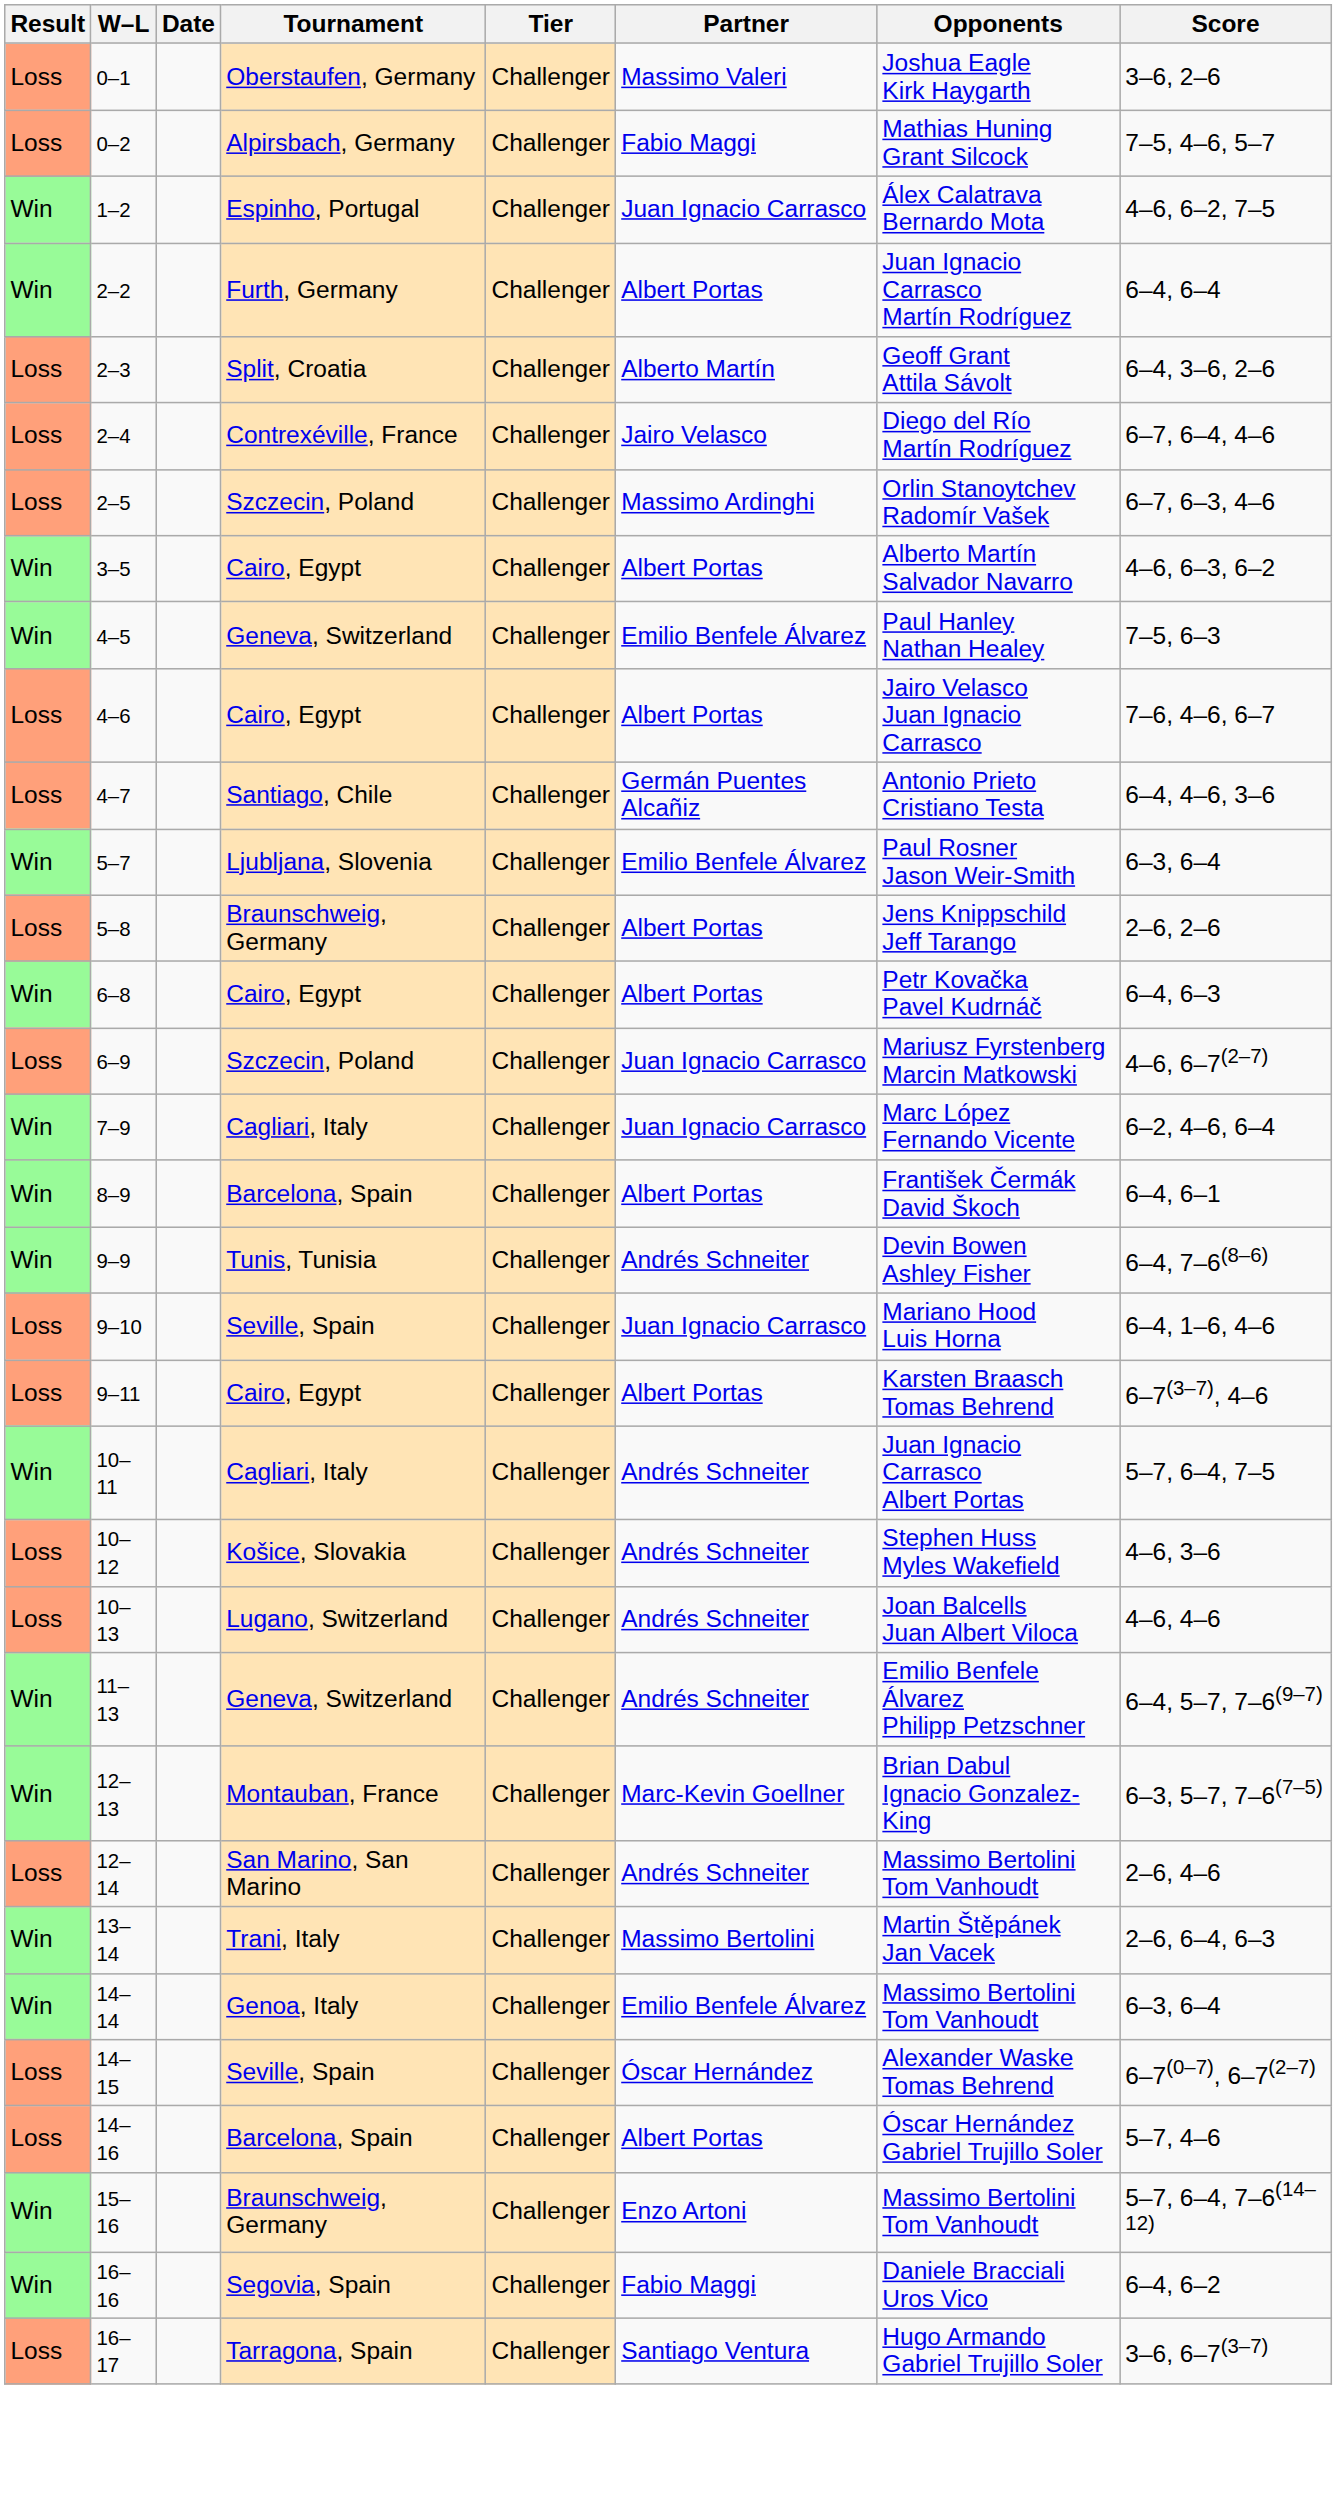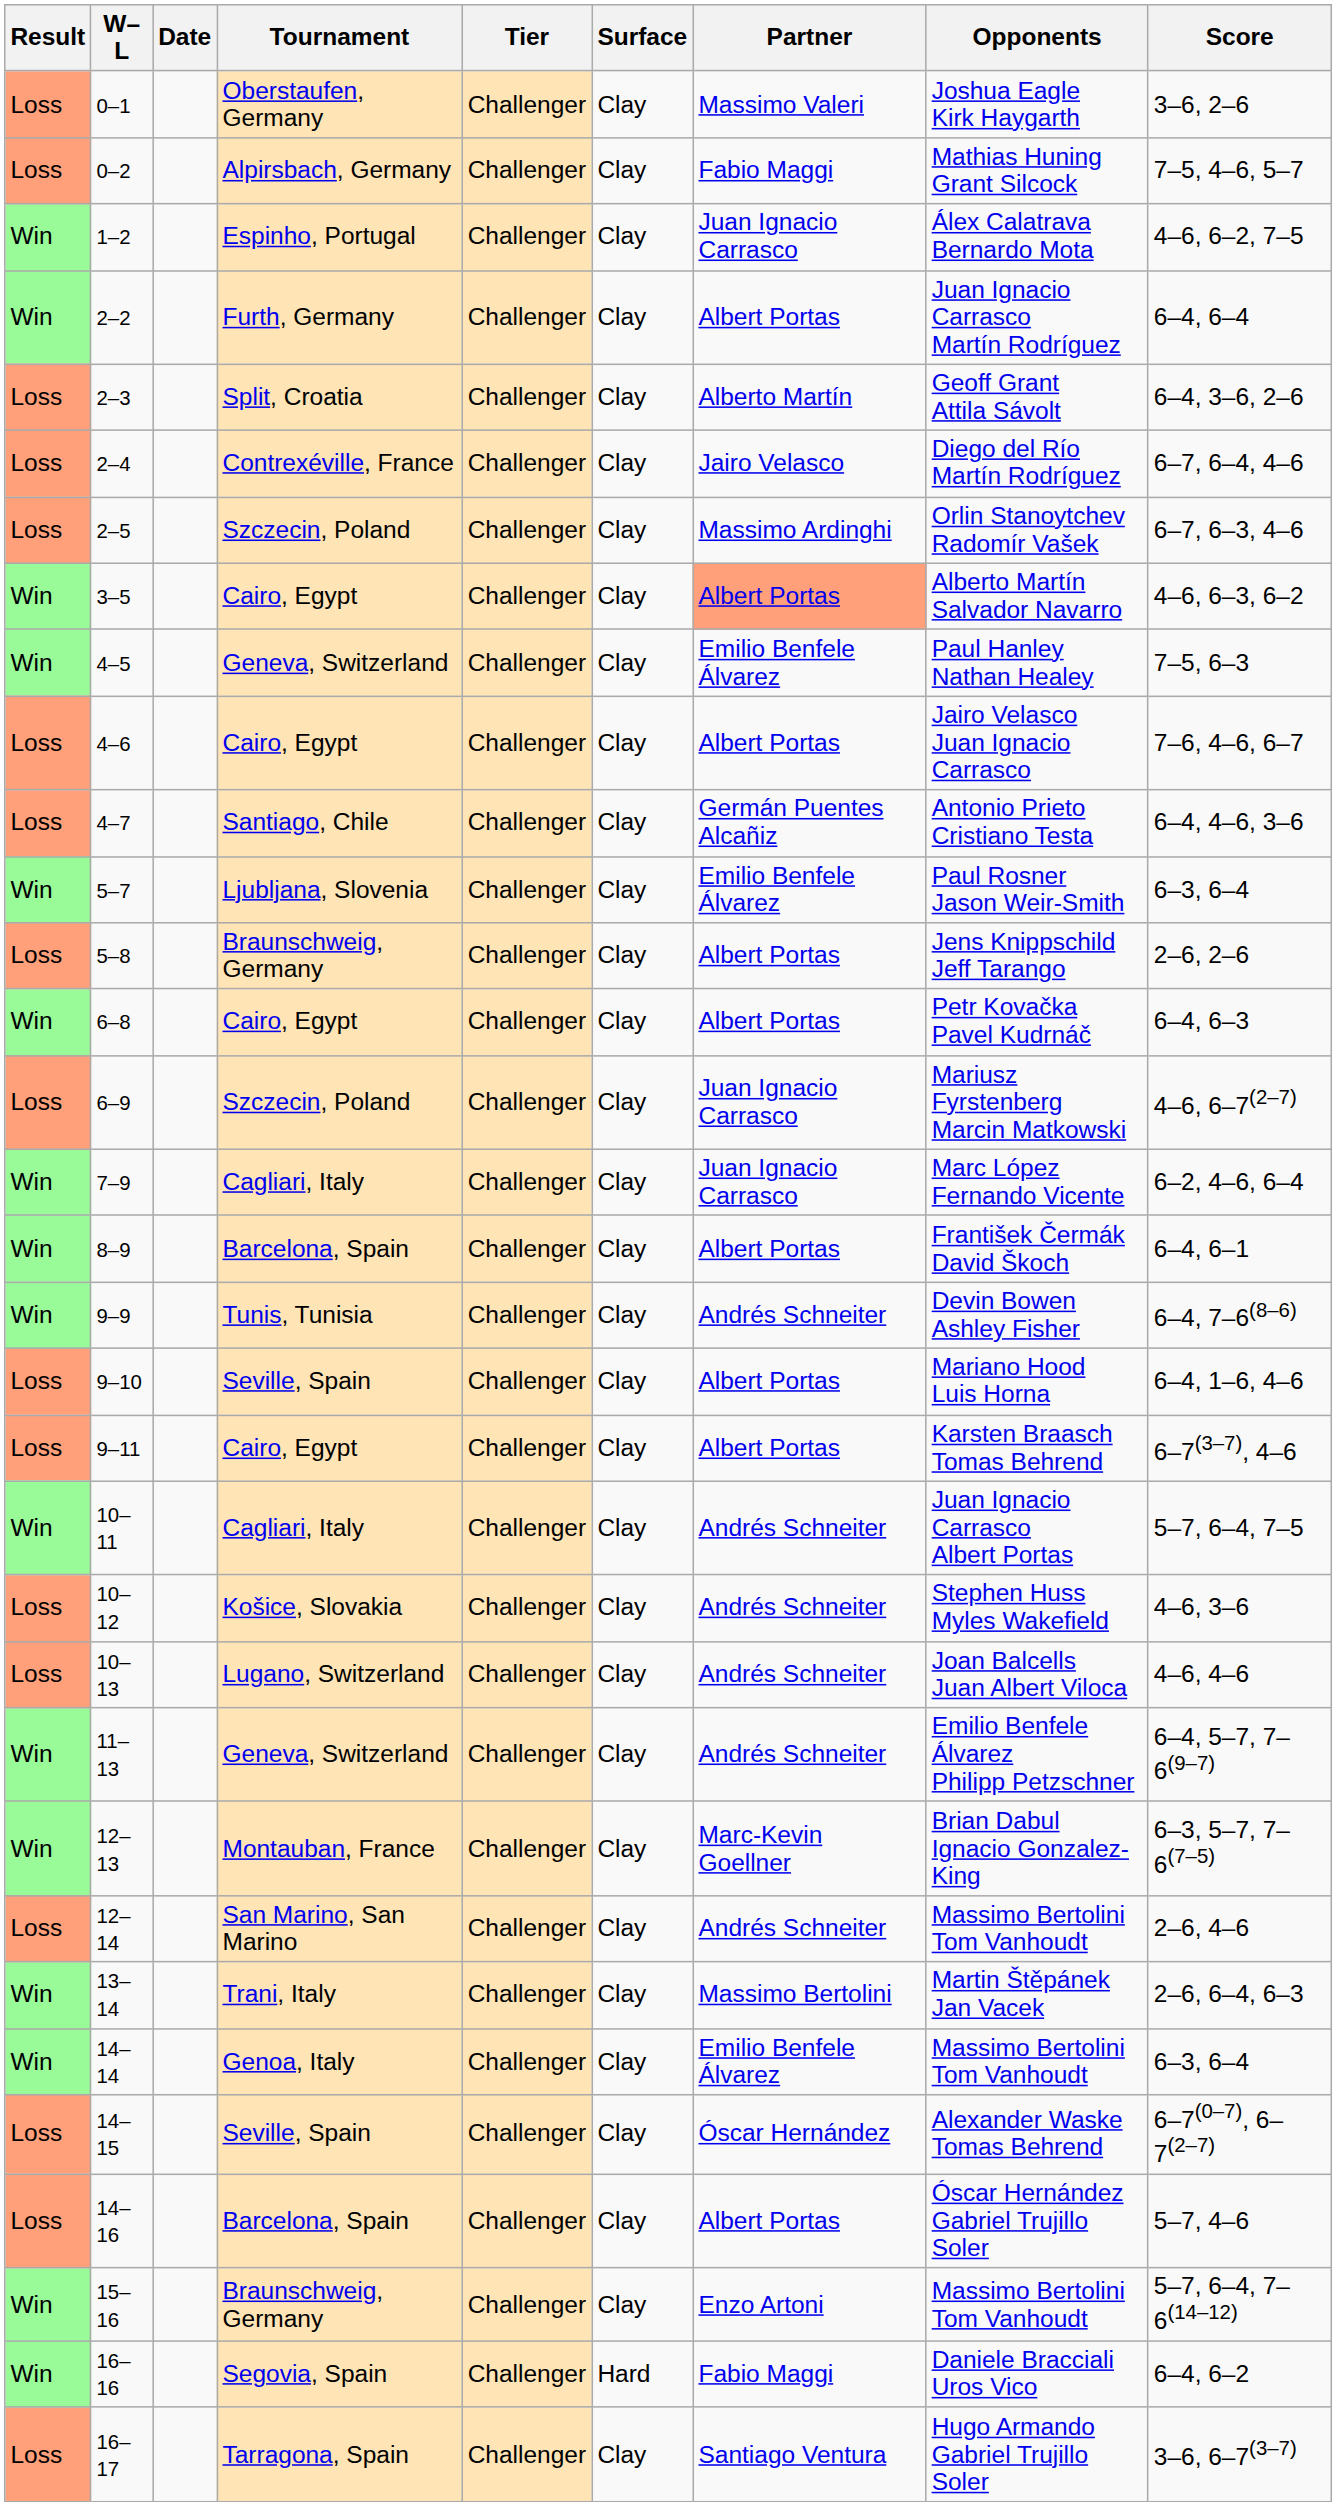+ column: (642, 37)
(692, 568) no background -> (769, 596) lightsalmon background
(744, 1326) Juan Ignacio Carrasco -> (769, 1381) Albert Portas
